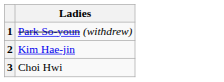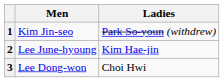+ column: (57, 13)
